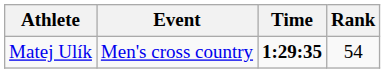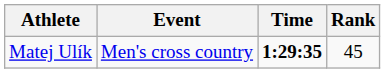(353, 51) 54 -> (353, 51) 45
